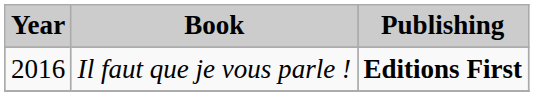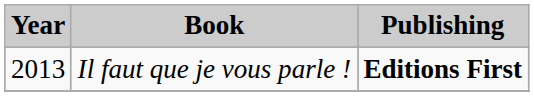(38, 68) 2016 -> (38, 68) 2013
